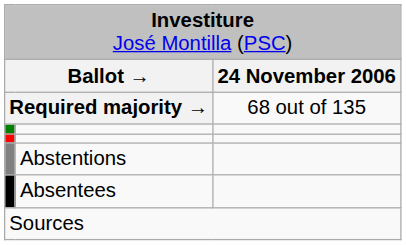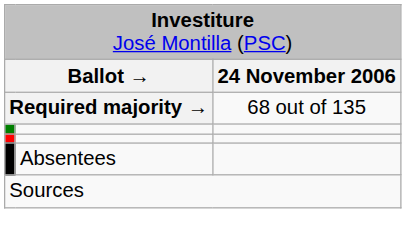- row: (10, 159)
